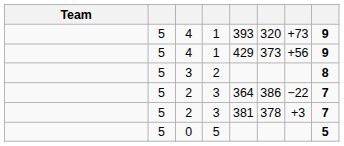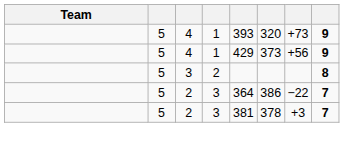- row: (189, 132)
